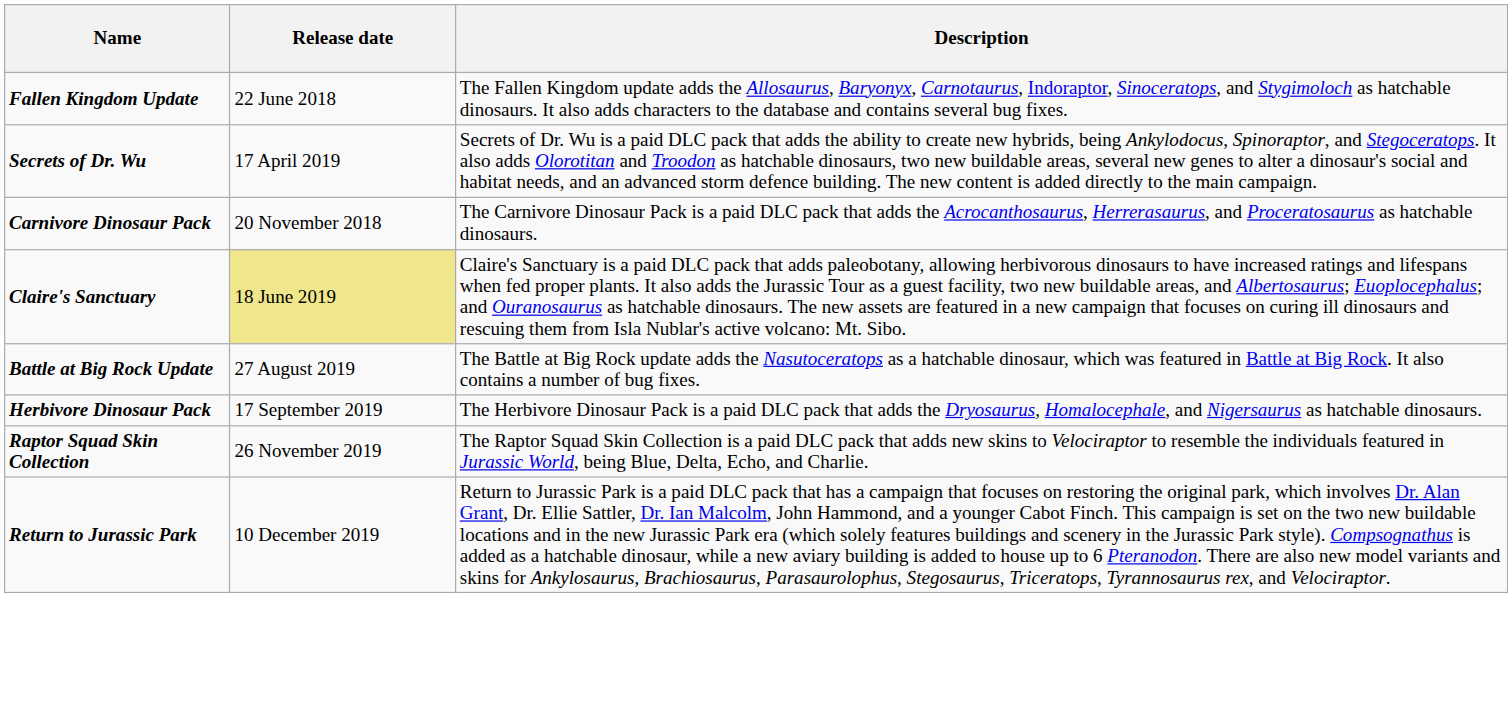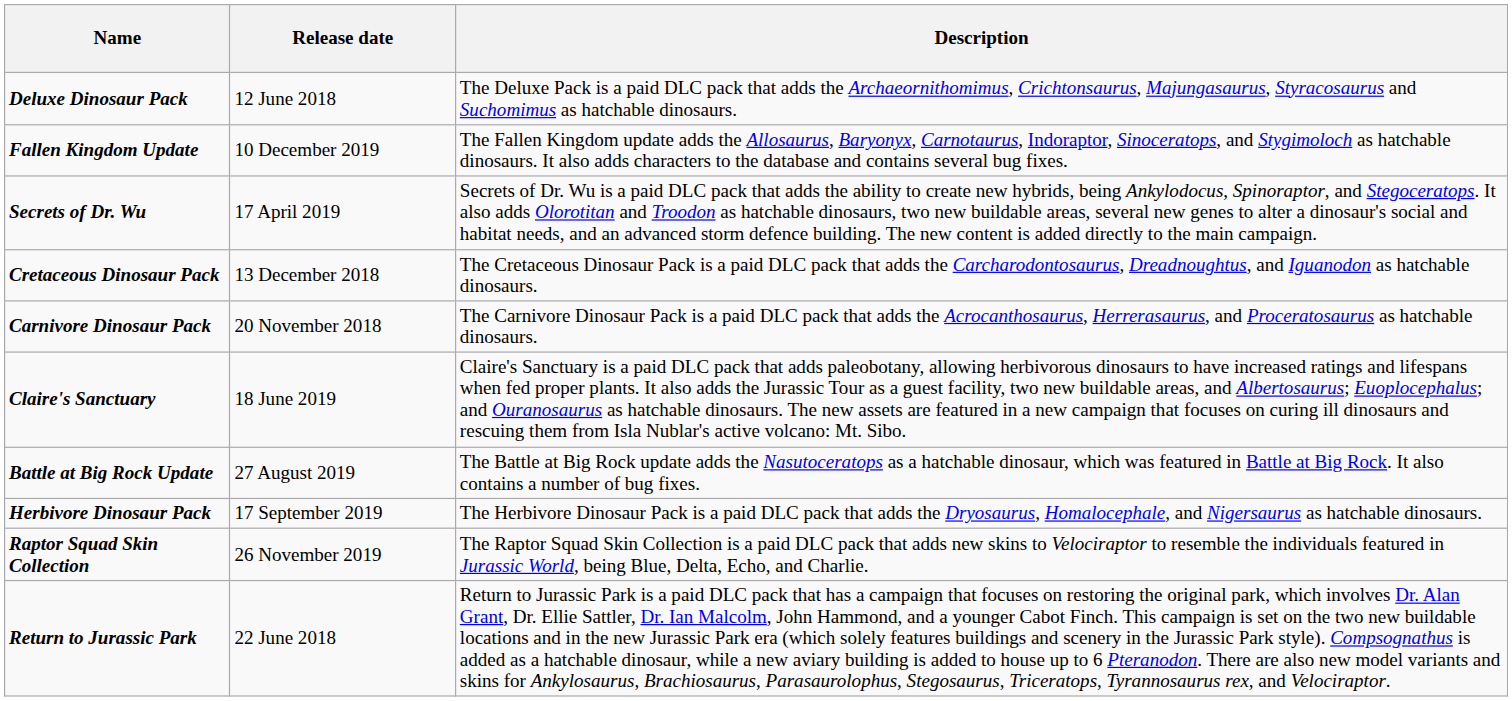+ row: (98, 98)
(285, 98) 22 June 2018 -> (307, 150) 10 December 2019
+ row: (114, 274)
(285, 296) khaki background -> (285, 399) no background
(307, 534) 10 December 2019 -> (285, 638) 22 June 2018
